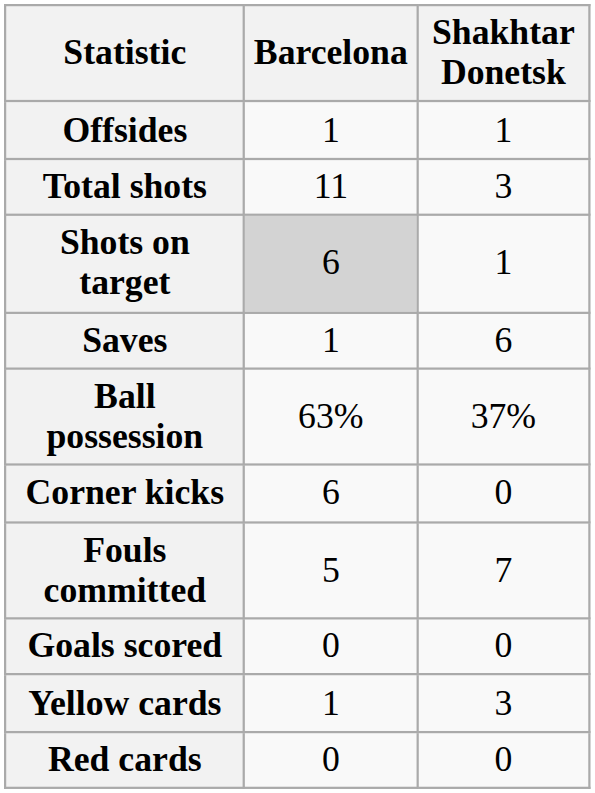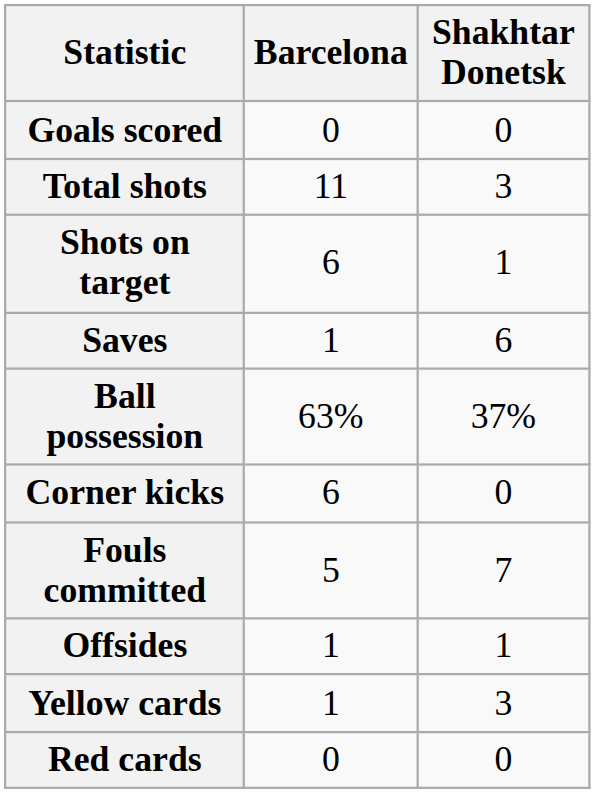rows swapped: (125, 646) <-> (125, 129)
(331, 262) lightgrey background -> (331, 262) no background
